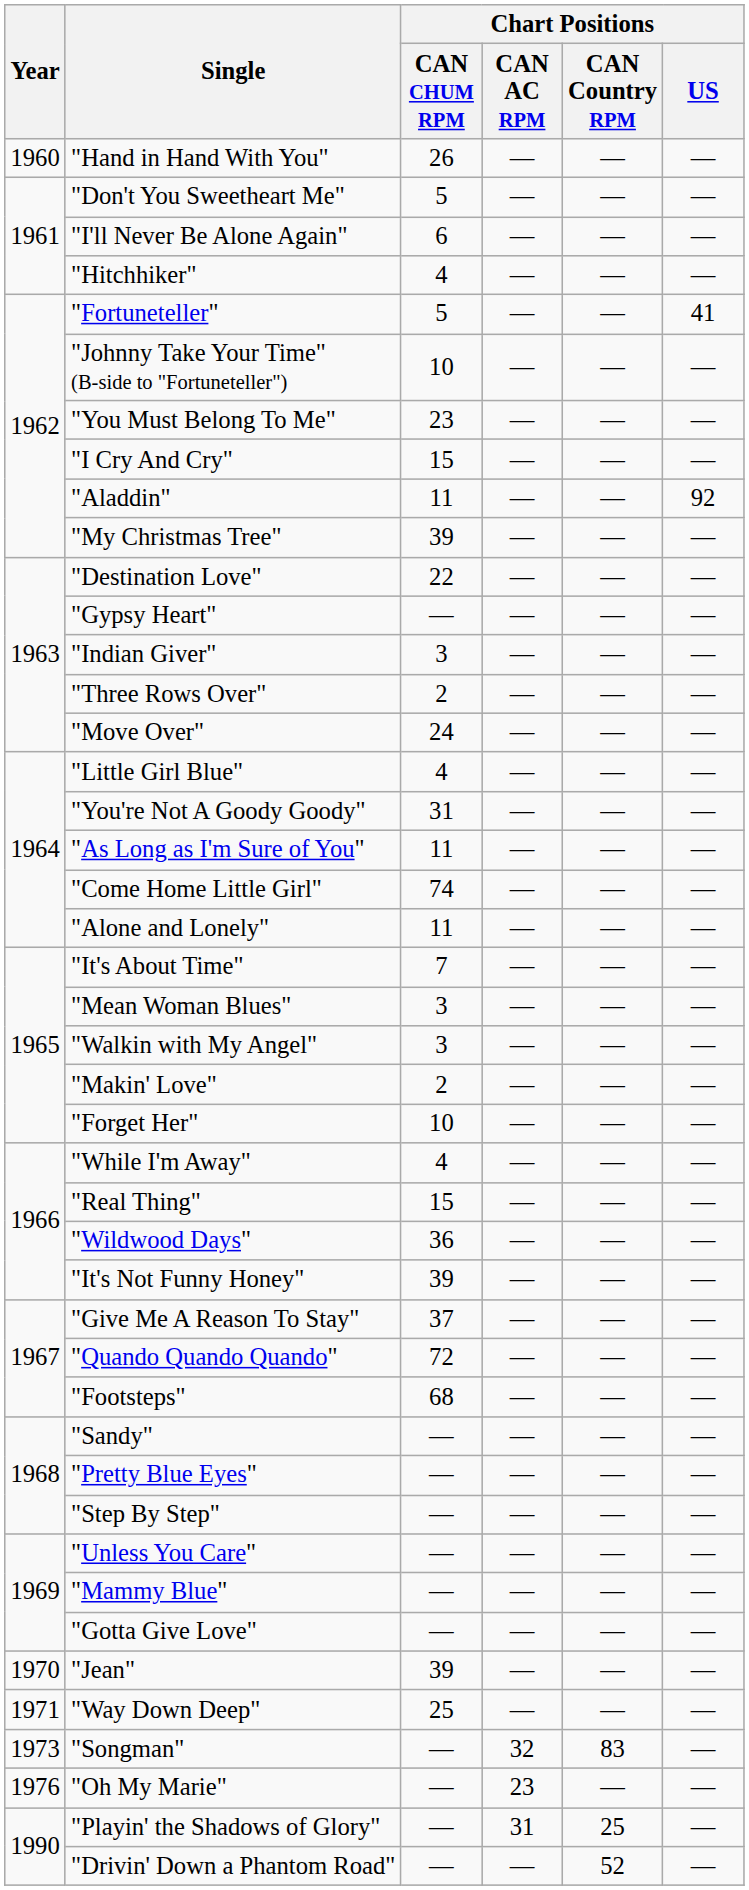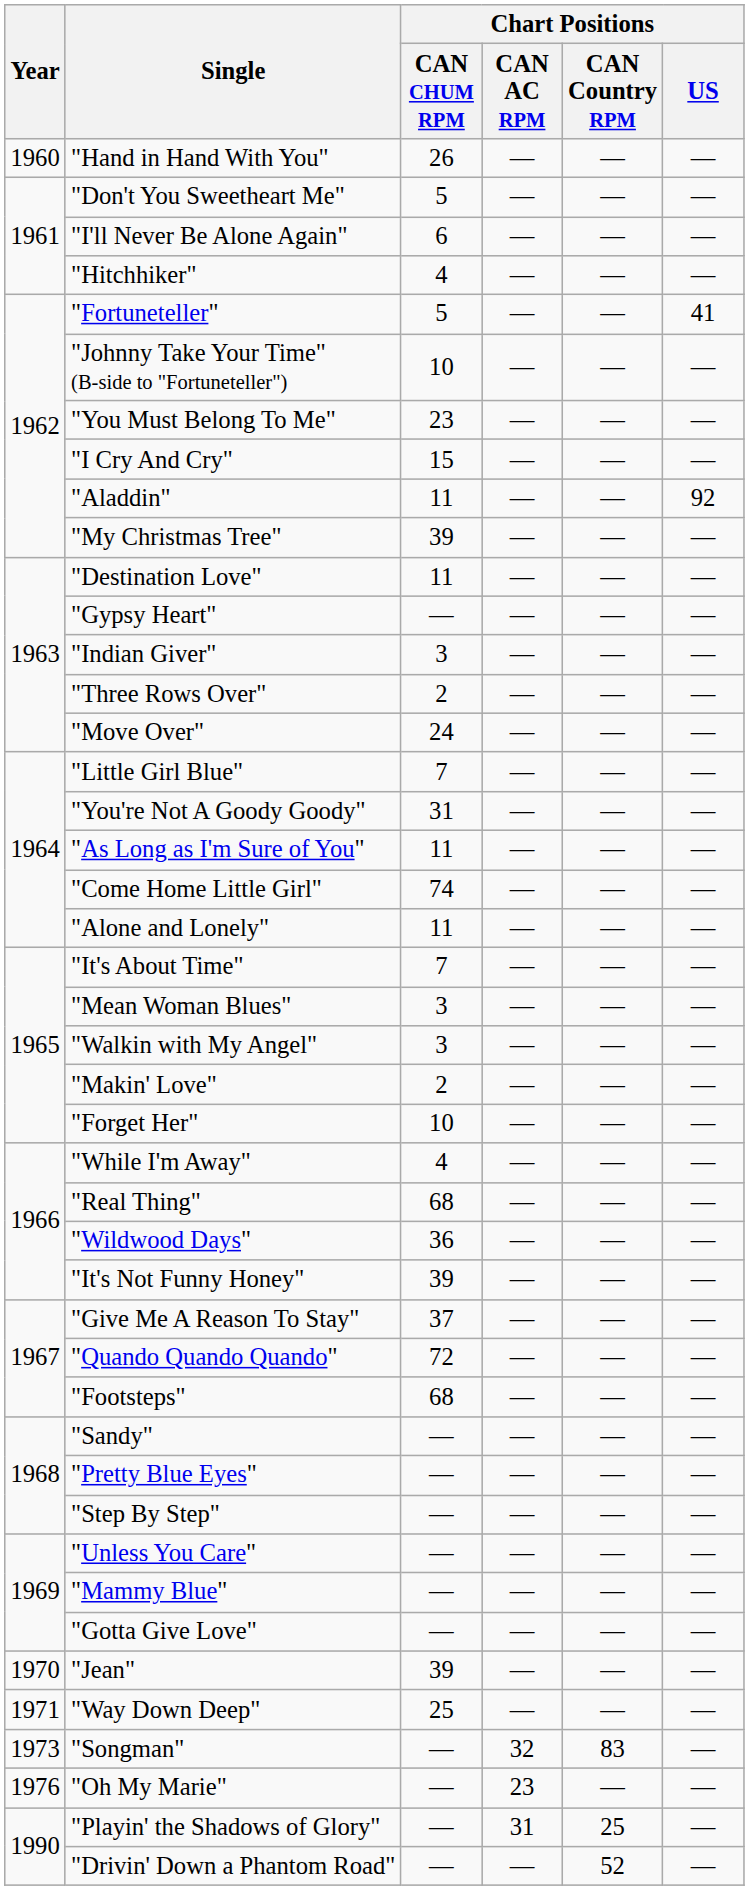(441, 576) 22 -> (441, 576) 11
(441, 771) 4 -> (441, 771) 7
(441, 1201) 15 -> (441, 1201) 68
